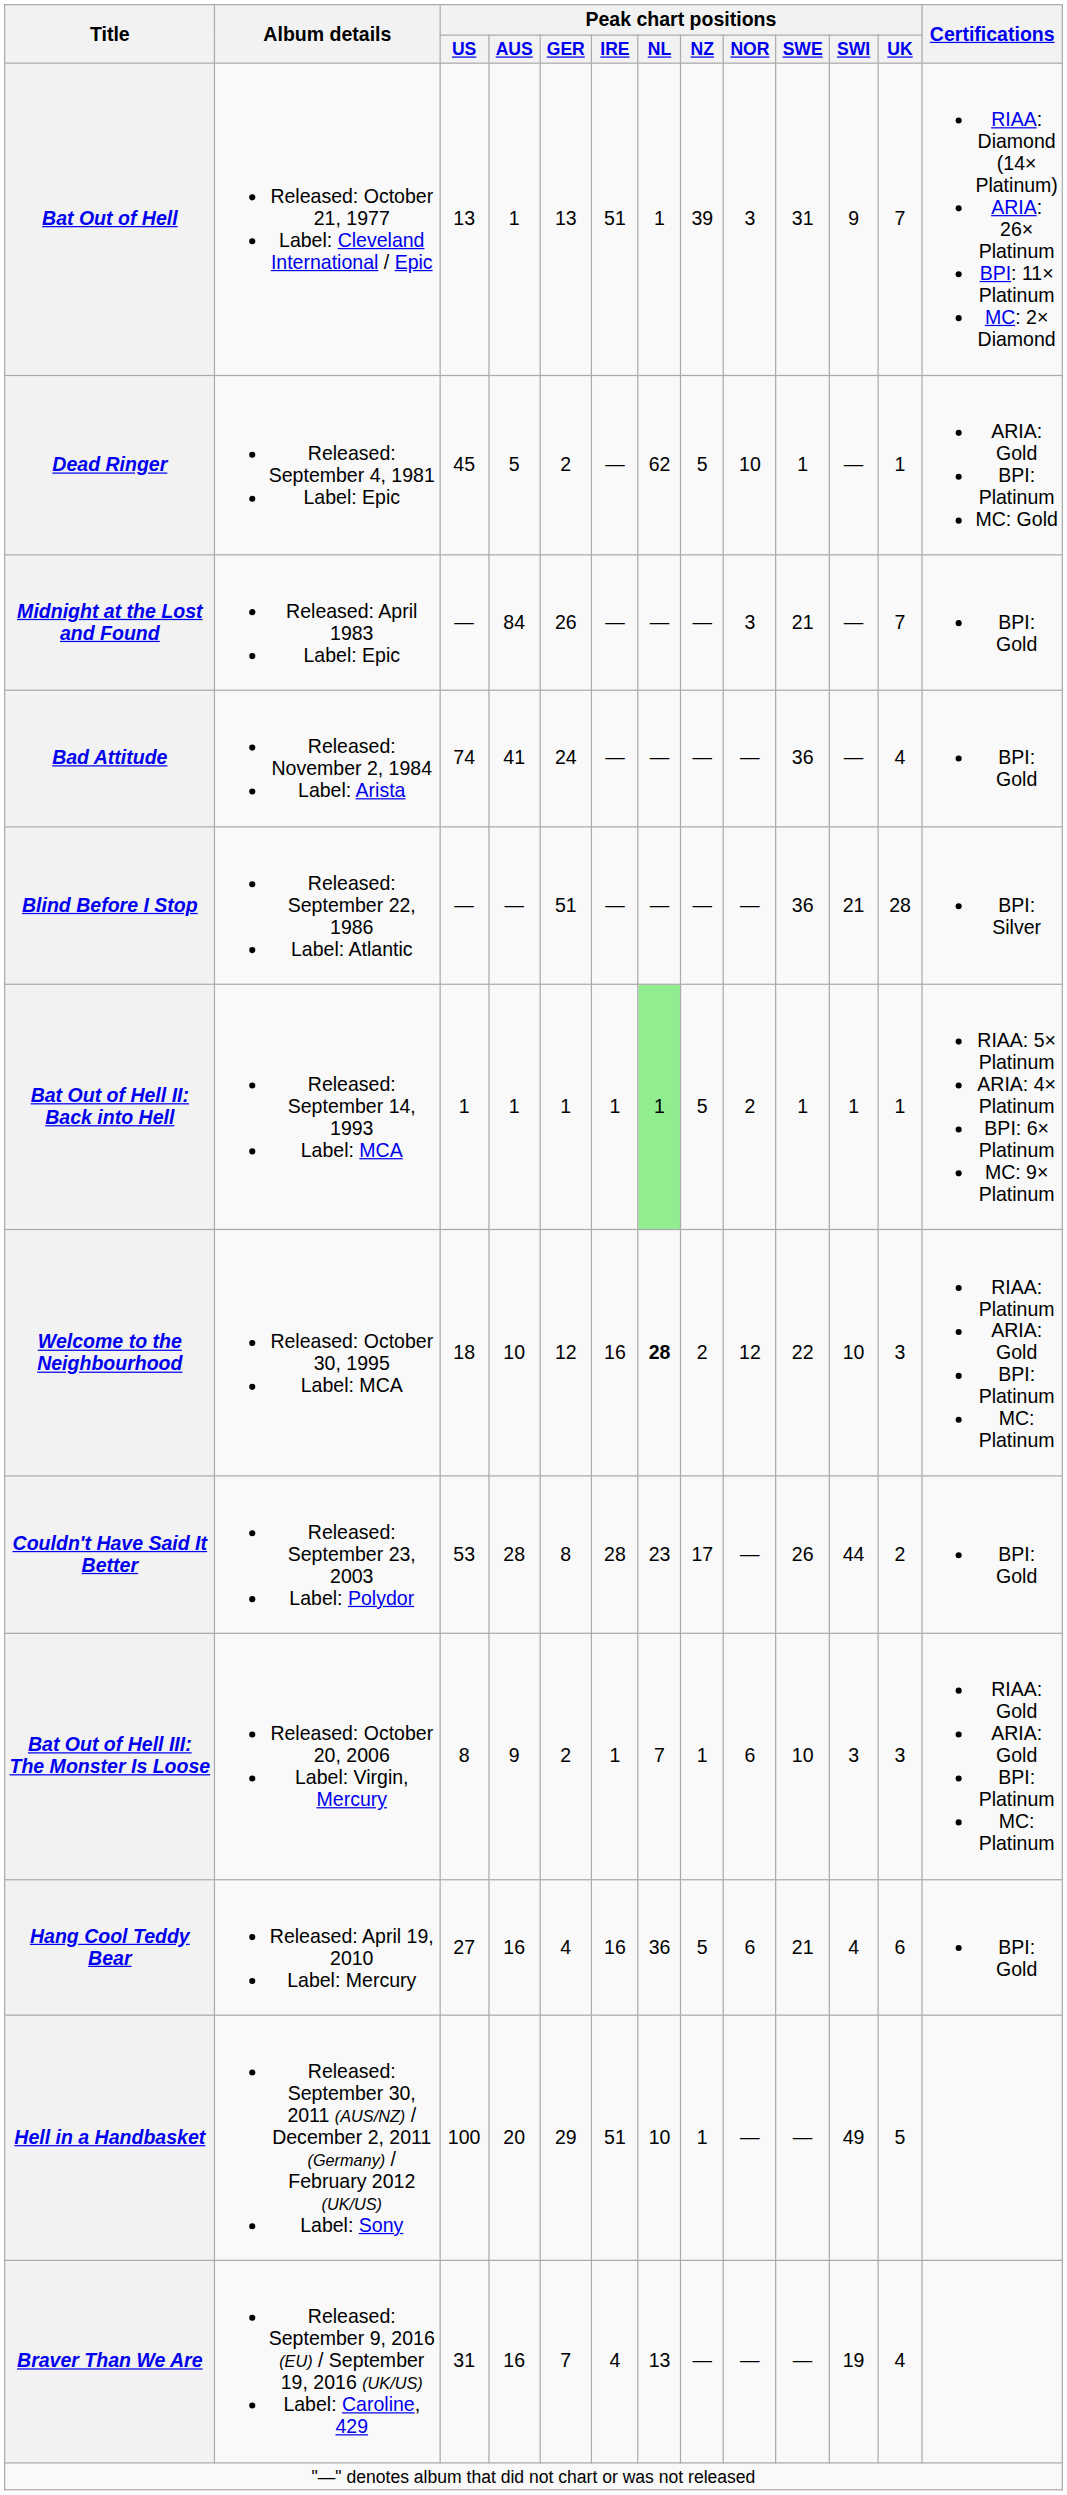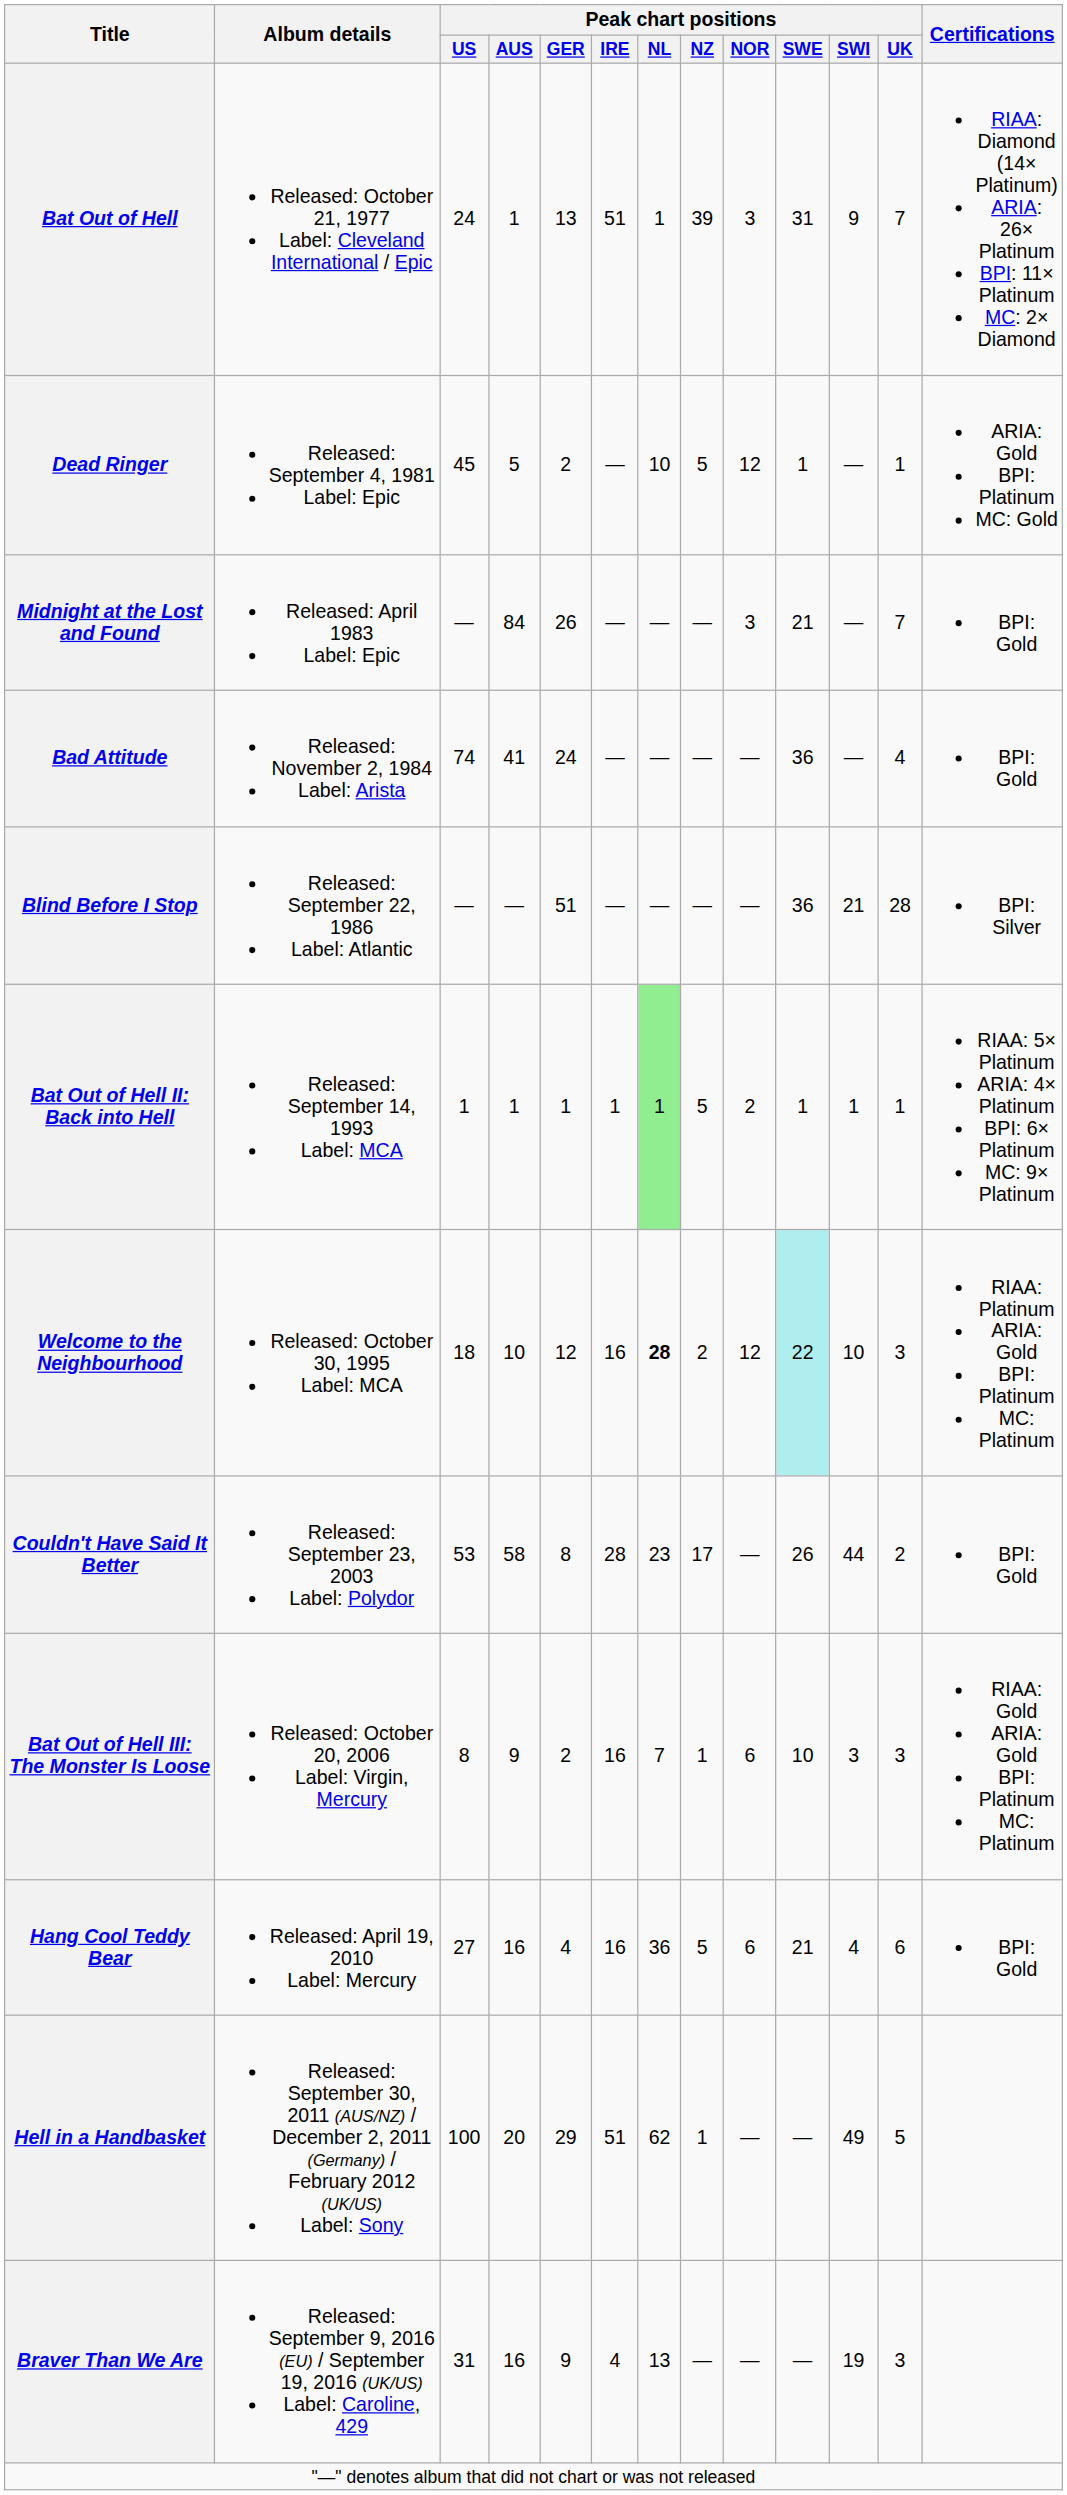(464, 218) 13 -> (464, 218) 24
(659, 464) 62 -> (659, 464) 10
(750, 464) 10 -> (750, 464) 12
(803, 1352) no background -> (803, 1352) paleturquoise background
(514, 1554) 28 -> (514, 1554) 58
(615, 1756) 1 -> (615, 1756) 16
(659, 2137) 10 -> (659, 2137) 62
(566, 2361) 7 -> (566, 2361) 9
(900, 2361) 4 -> (900, 2361) 3
